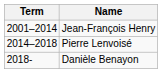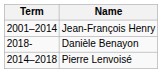rows swapped: (97, 44) <-> (100, 60)
